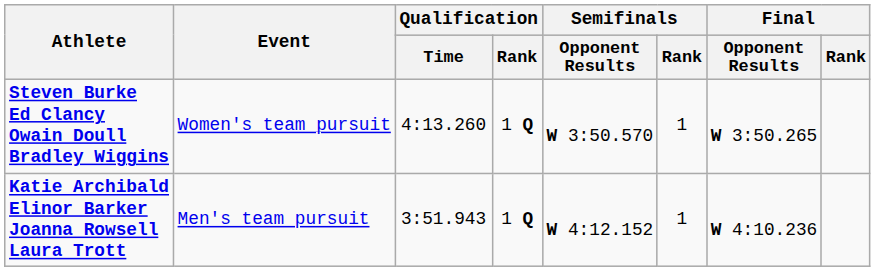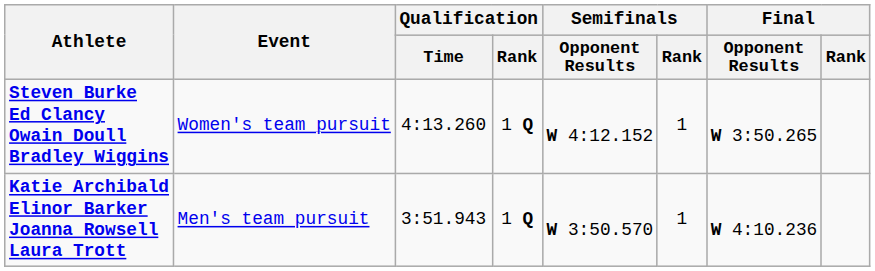(600, 137) W 3:50.570 -> (600, 137) W 4:12.152
(600, 230) W 4:12.152 -> (600, 230) W 3:50.570
